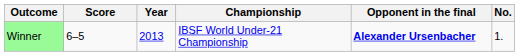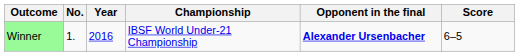columns swapped: (503, 13) <-> (100, 13)
(151, 36) 2013 -> (101, 36) 2016
